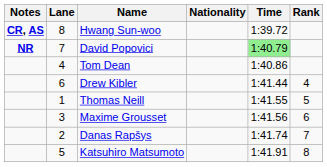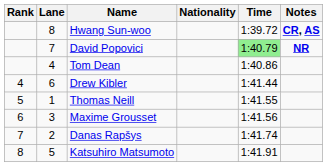columns swapped: (306, 13) <-> (25, 13)
